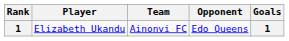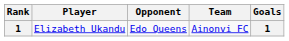columns swapped: (158, 12) <-> (220, 12)
